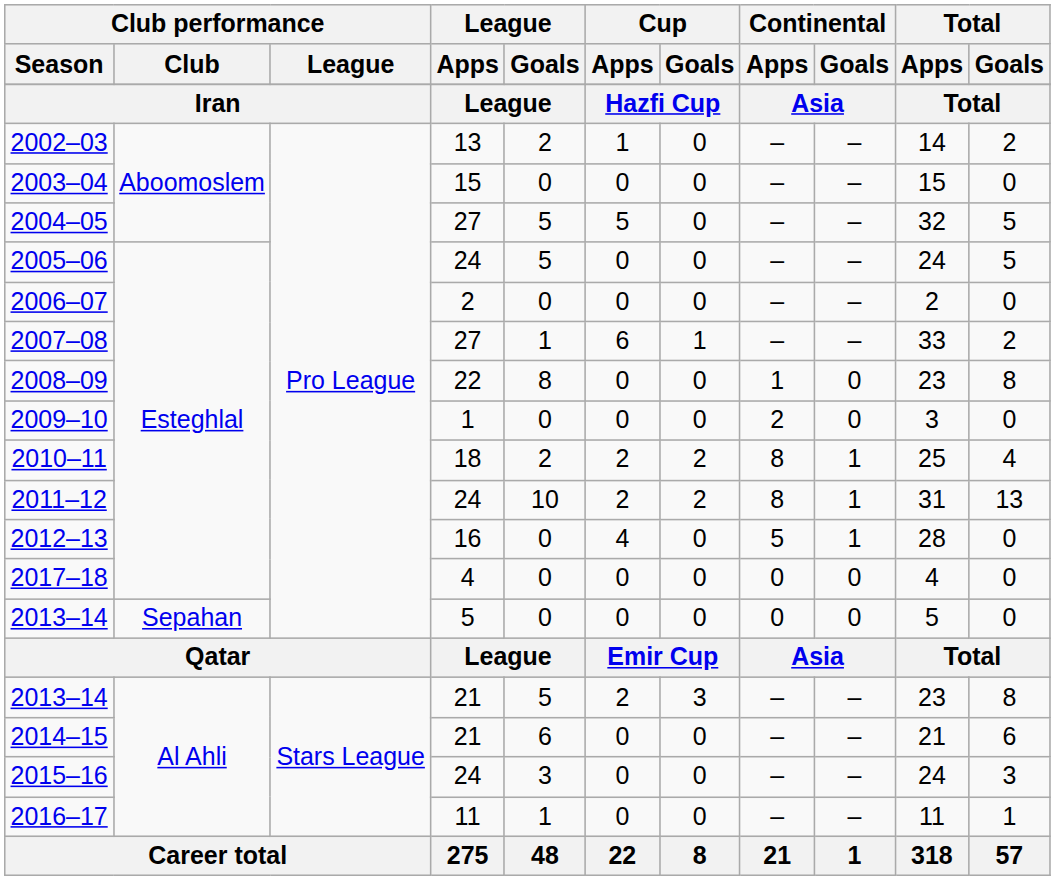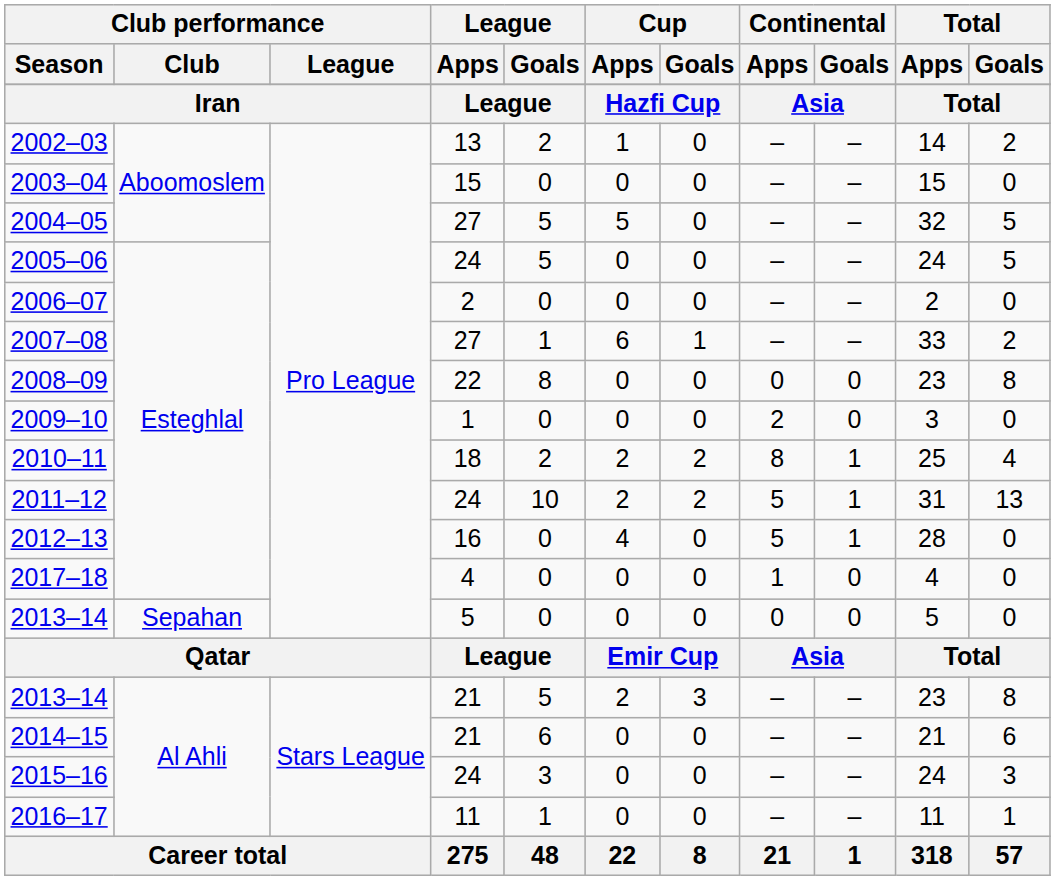(777, 380) 1 -> (777, 380) 0
(777, 499) 8 -> (777, 499) 5
(777, 578) 0 -> (777, 578) 1
